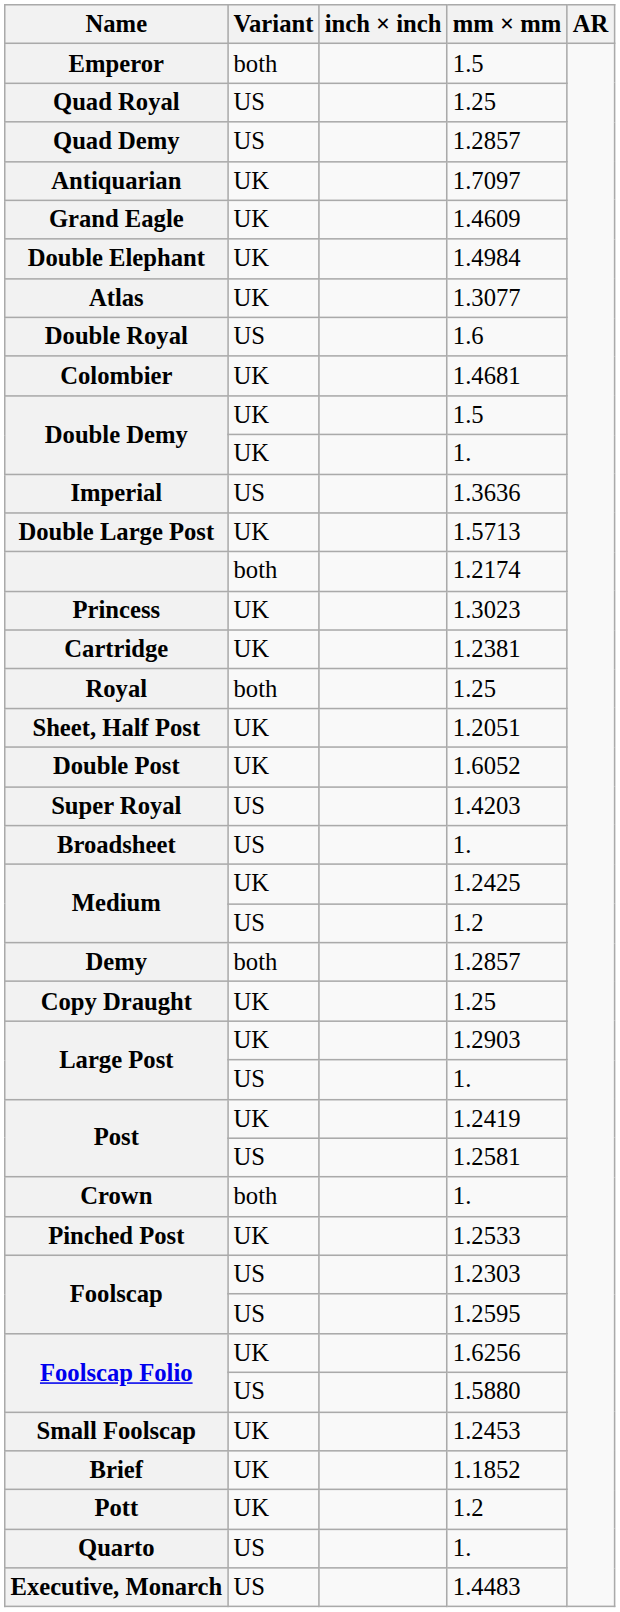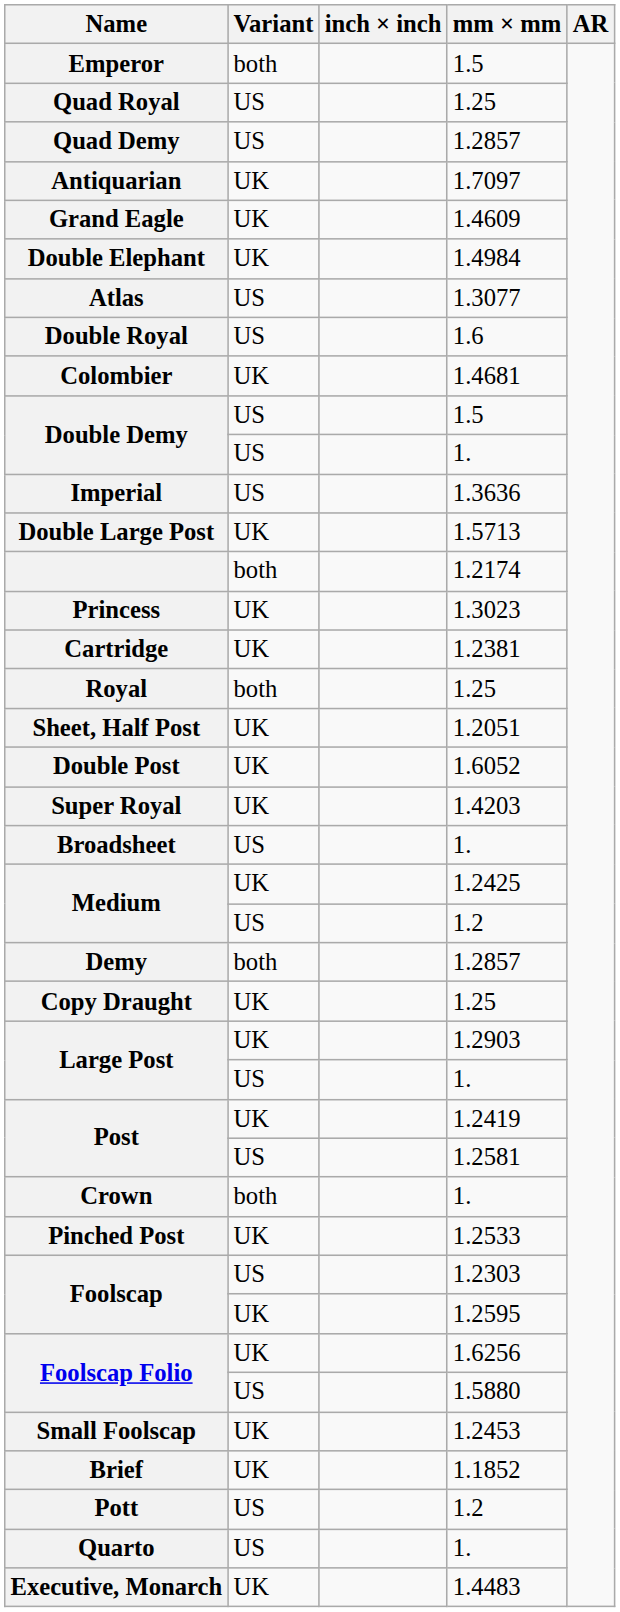(251, 297) UK -> (249, 297) US
(251, 414) UK -> (249, 414) US
(251, 453) UK -> (249, 453) US
(249, 805) US -> (251, 805) UK
(249, 1313) US -> (251, 1313) UK
(251, 1508) UK -> (249, 1508) US
(249, 1587) US -> (251, 1587) UK
